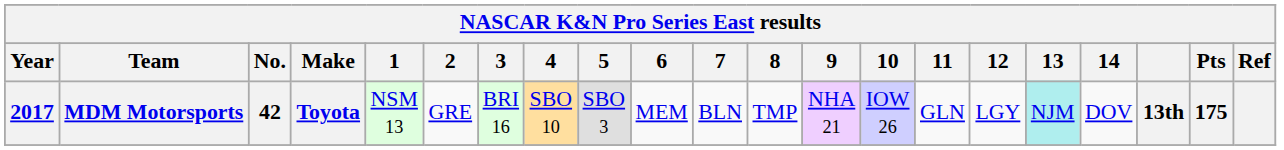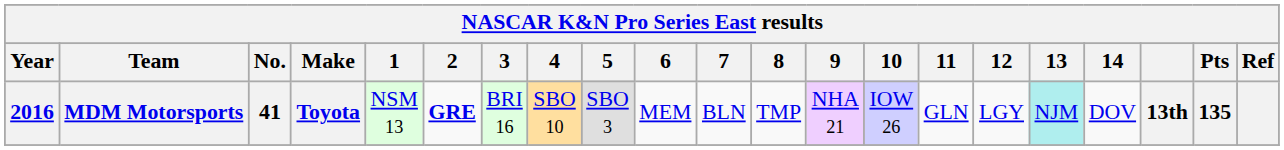(32, 112) 2017 -> (32, 112) 2016
(270, 112) 42 -> (270, 112) 41
(450, 112) normal -> (452, 112) bold
(1211, 112) 175 -> (1215, 112) 135
